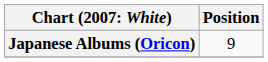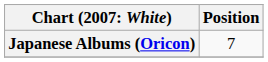(231, 43) 9 -> (231, 43) 7
